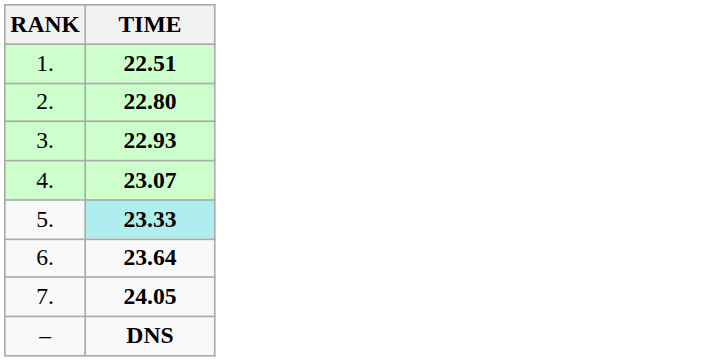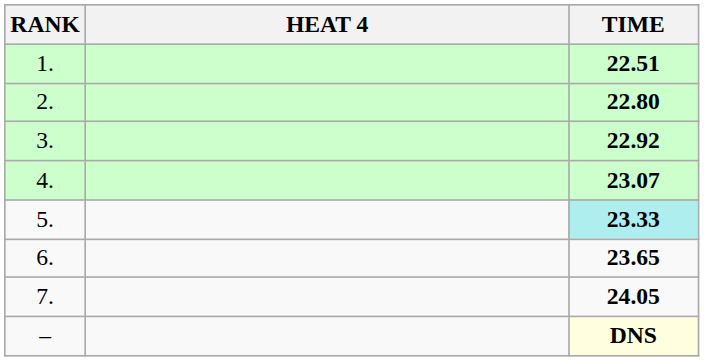+ column: (327, 24)
(150, 141) 22.93 -> (633, 141) 22.92
(150, 258) 23.64 -> (633, 258) 23.65
(150, 335) no background -> (633, 335) lightyellow background
